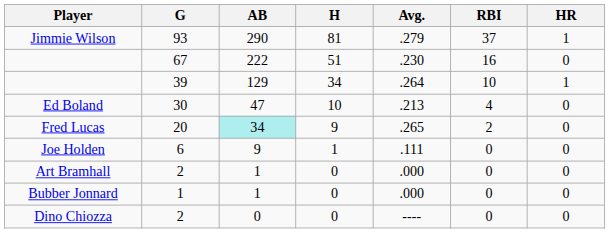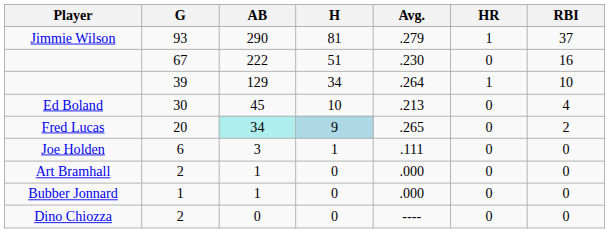columns swapped: (566, 15) <-> (489, 15)
(257, 104) 47 -> (257, 104) 45
(335, 127) no background -> (335, 127) lightblue background
(257, 149) 9 -> (257, 149) 3
